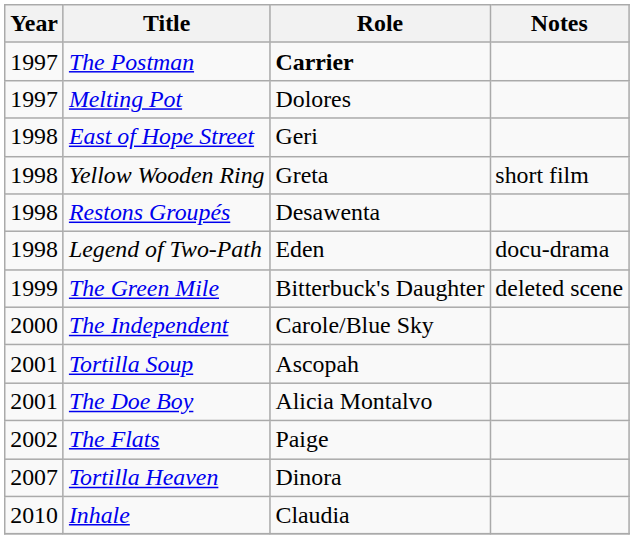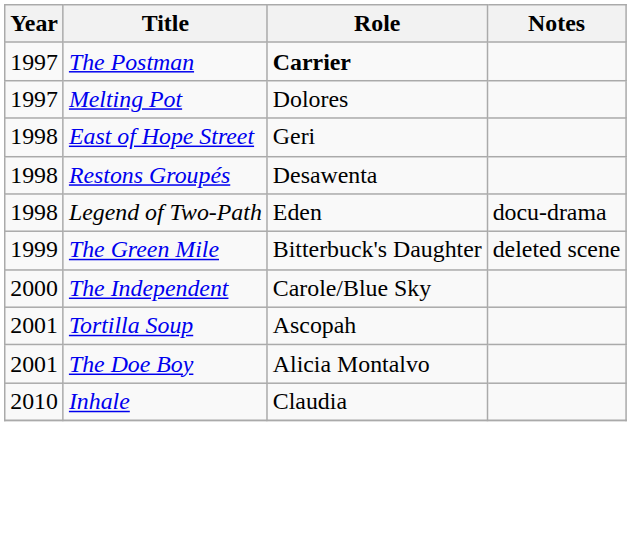- row: (167, 174)
- row: (114, 439)
- row: (144, 477)
